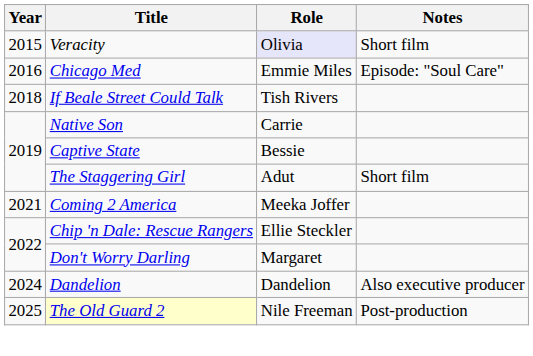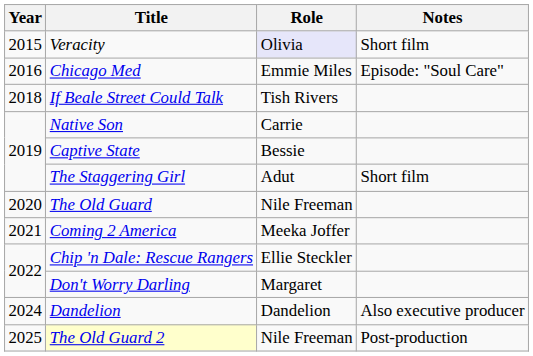+ row: (101, 204)
